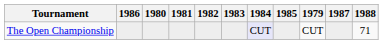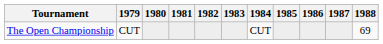columns swapped: (313, 13) <-> (129, 13)
(260, 31) lavender background -> (260, 31) no background
(365, 31) 71 -> (365, 31) 69
